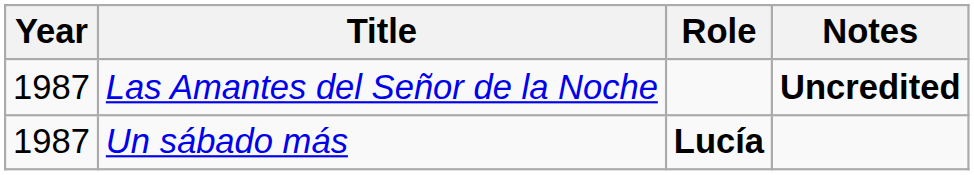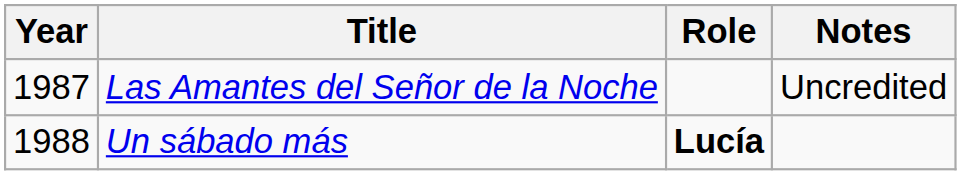(870, 86) bold -> (864, 86) normal
(51, 141) 1987 -> (51, 141) 1988
